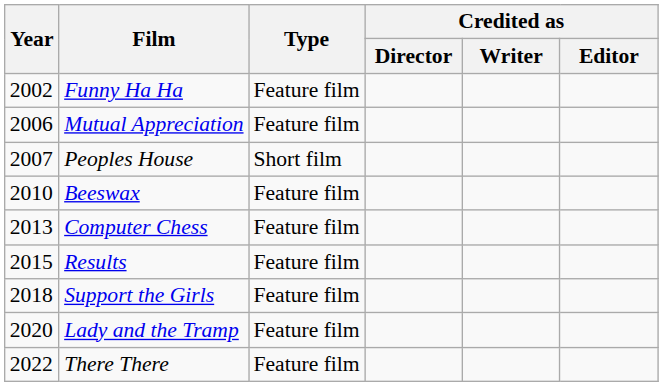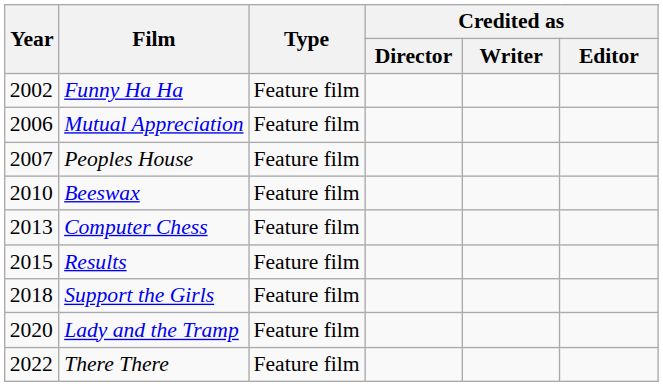(298, 158) Short film -> (307, 158) Feature film
